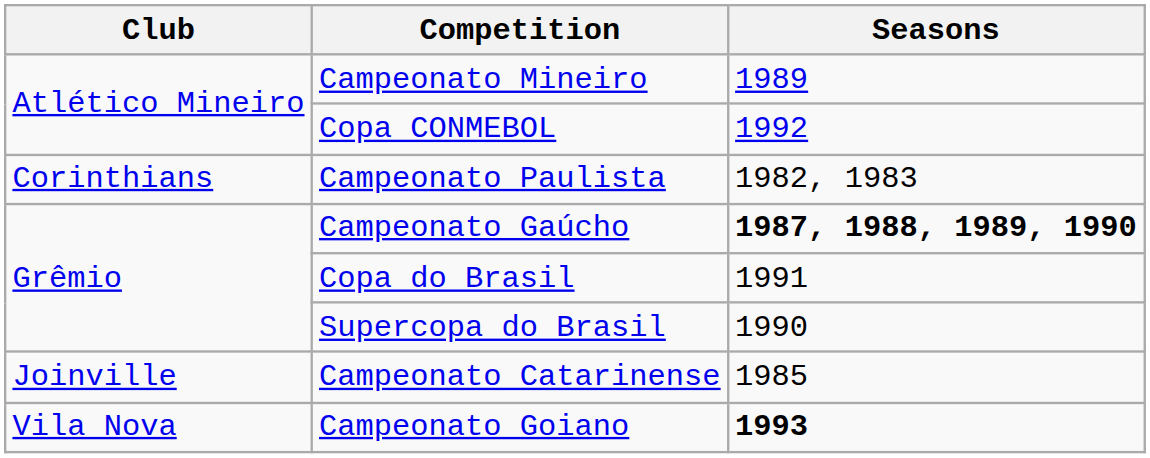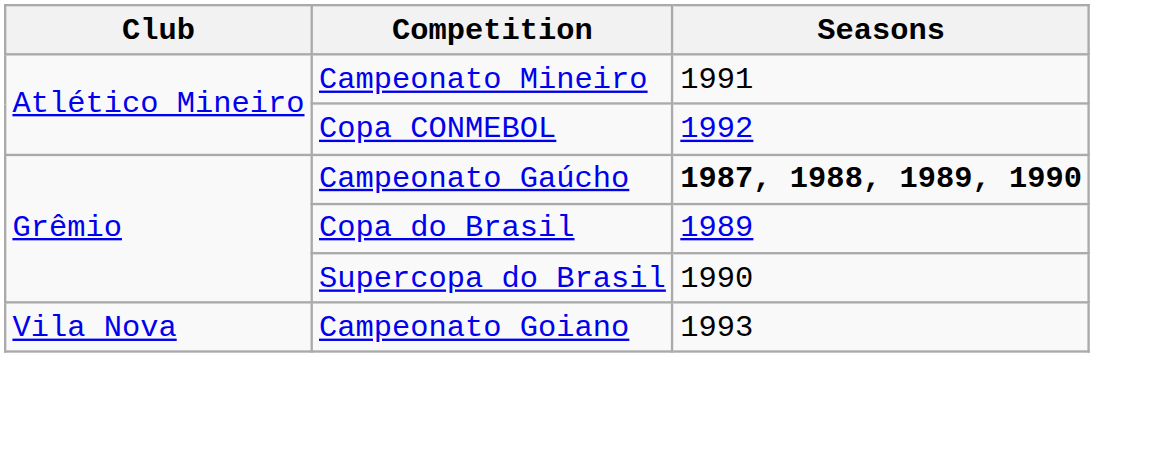(772, 80) 1989 -> (717, 80) 1991
- row: (492, 179)
(772, 278) 1991 -> (717, 228) 1989
- row: (520, 377)
(772, 427) bold -> (717, 327) normal
